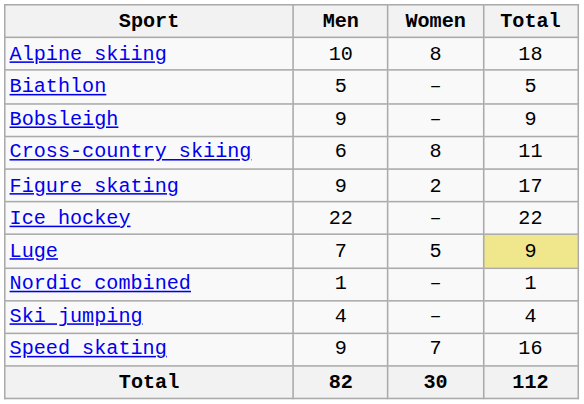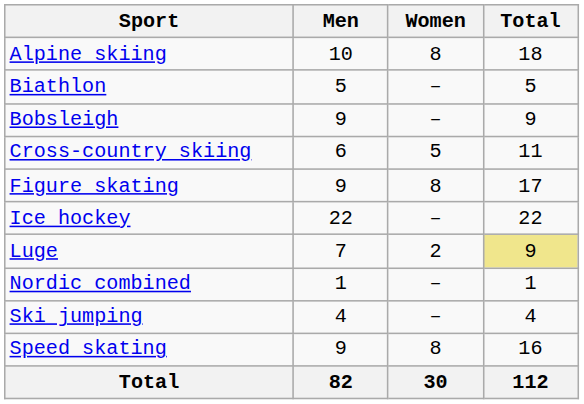(436, 153) 8 -> (436, 153) 5
(436, 185) 2 -> (436, 185) 8
(436, 251) 5 -> (436, 251) 2
(436, 350) 7 -> (436, 350) 8
